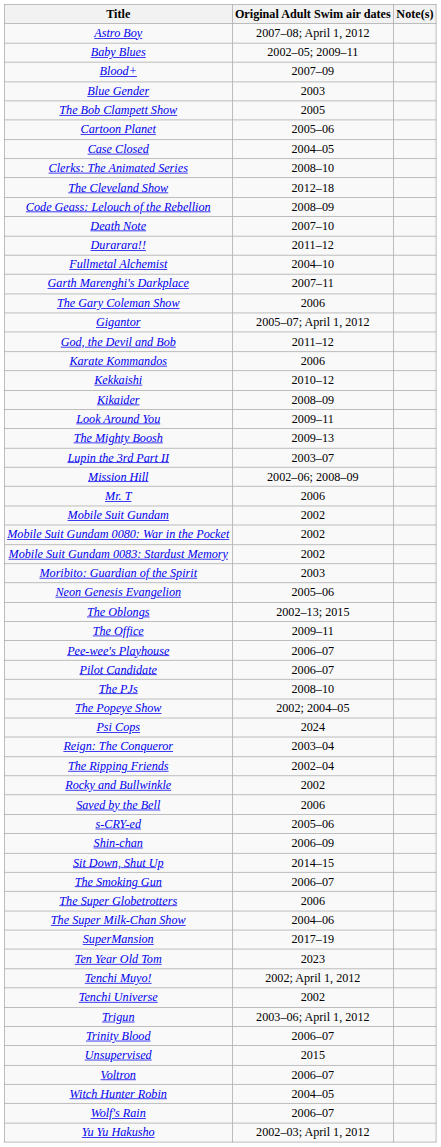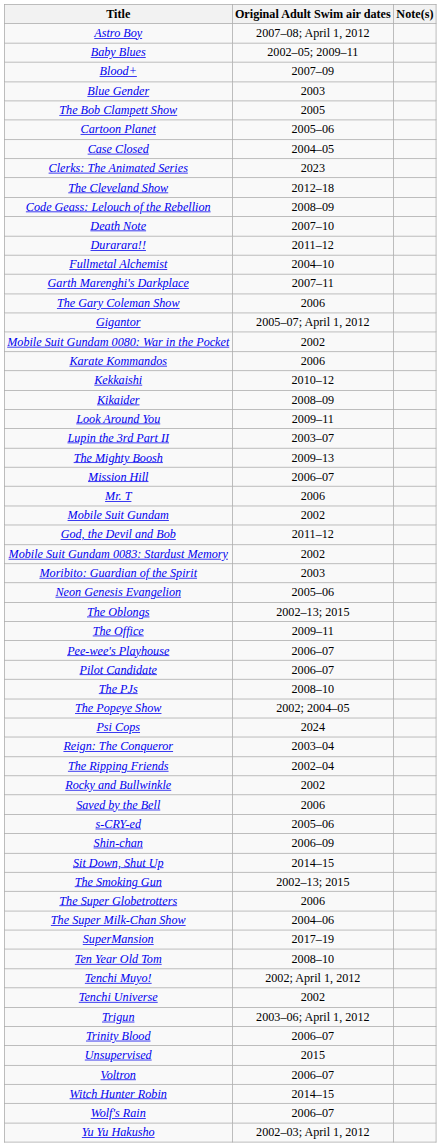(313, 168) 2008–10 -> (313, 168) 2023
rows swapped: (118, 341) <-> (118, 534)
rows swapped: (118, 457) <-> (118, 438)
(313, 476) 2002–06; 2008–09 -> (313, 476) 2006–07
(313, 881) 2006–07 -> (313, 881) 2002–13; 2015
(313, 959) 2023 -> (313, 959) 2008–10
(313, 1094) 2004–05 -> (313, 1094) 2014–15
